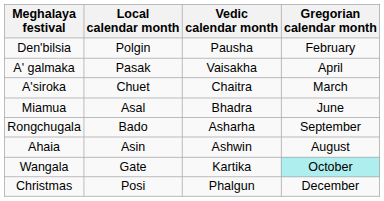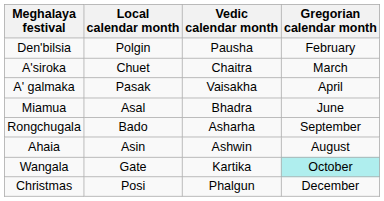rows swapped: (44, 87) <-> (44, 68)
